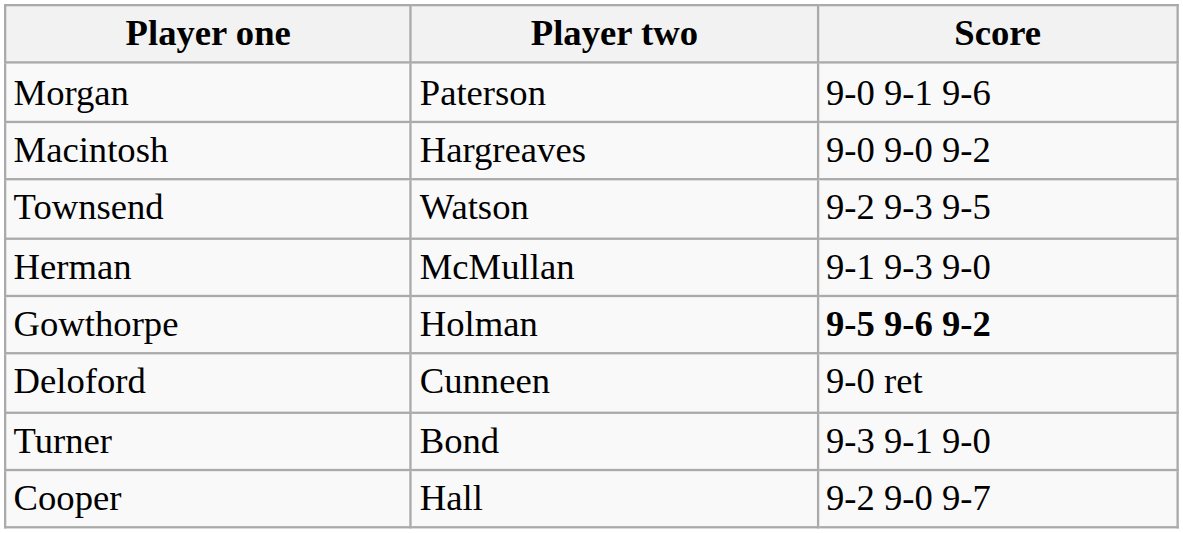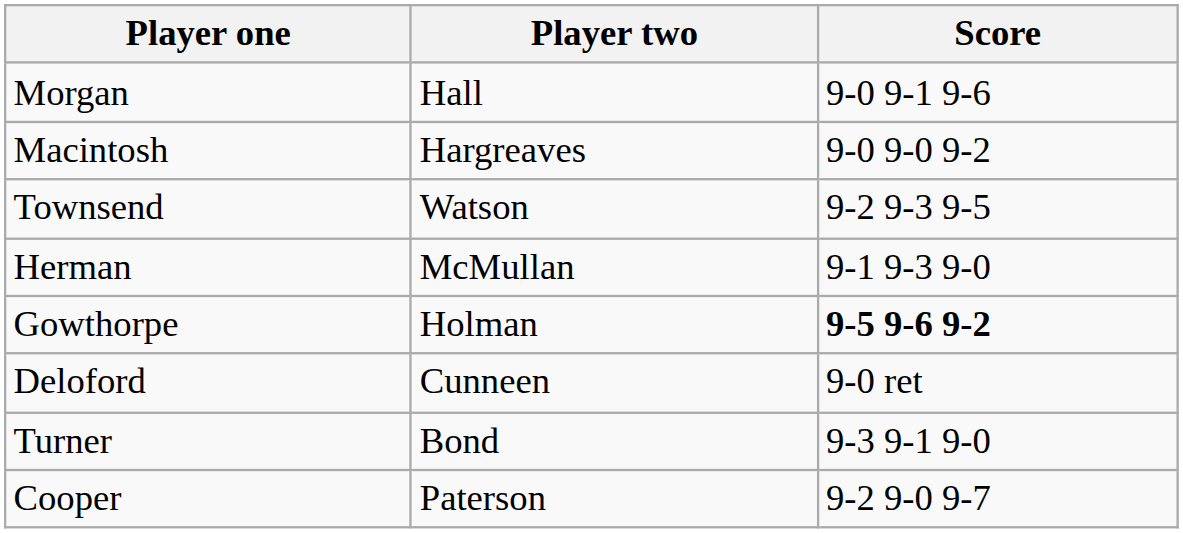(483, 91) Paterson -> (451, 91) Hall
(451, 498) Hall -> (483, 498) Paterson
